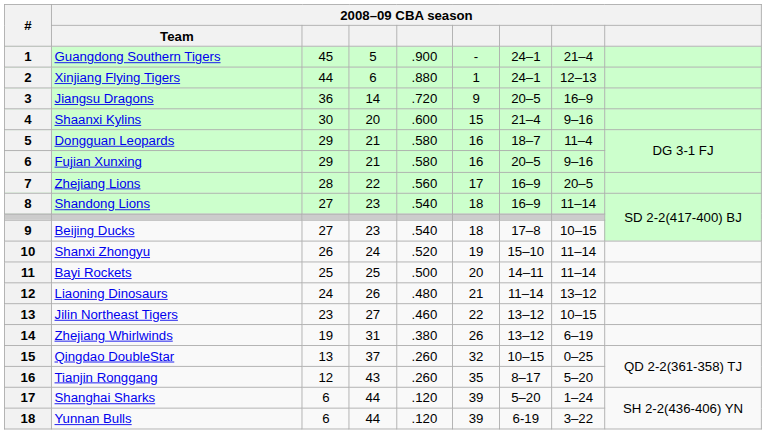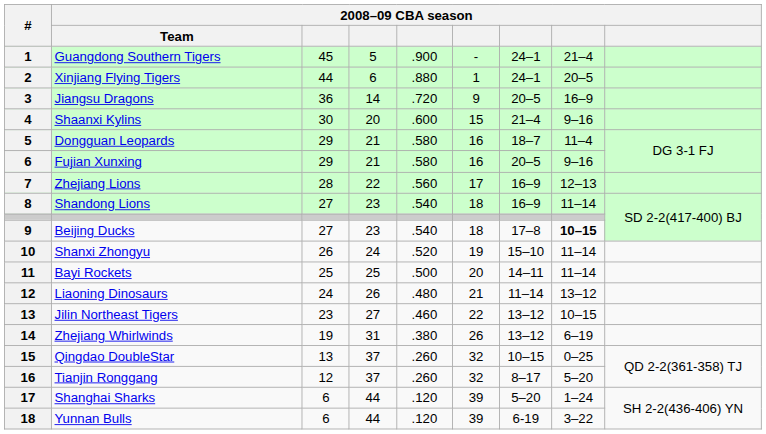(578, 78) 12–13 -> (578, 78) 20–5
(578, 183) 20–5 -> (578, 183) 12–13
(578, 231) normal -> (578, 231) bold
(373, 377) 43 -> (373, 377) 37
(476, 377) 35 -> (476, 377) 32
